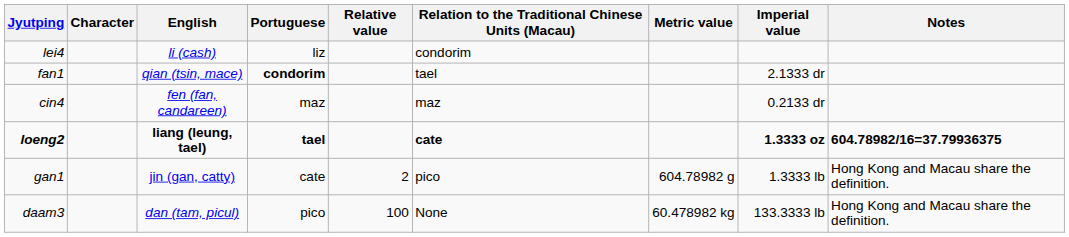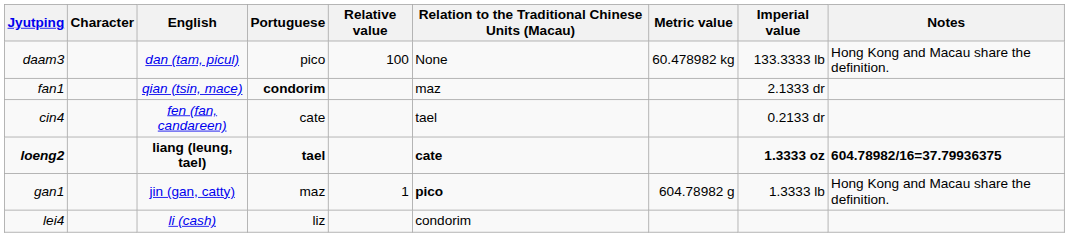rows swapped: (54, 52) <-> (43, 213)
(426, 73) tael -> (428, 89) maz
(312, 102) maz -> (312, 118) cate
(428, 102) maz -> (426, 118) tael
(312, 176) cate -> (312, 191) maz
(405, 176) 2 -> (405, 191) 1
(428, 176) normal -> (429, 191) bold
